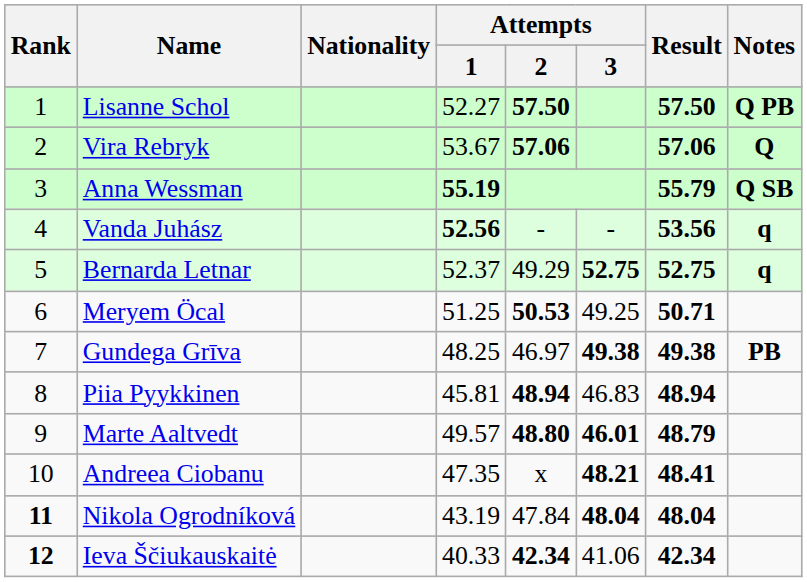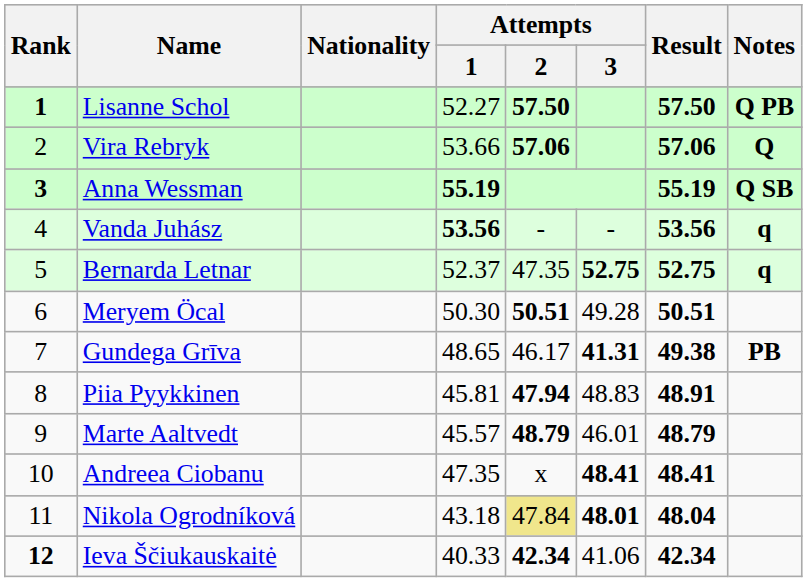(41, 106) normal -> (41, 106) bold
(471, 147) 53.67 -> (471, 147) 53.66
(41, 188) normal -> (41, 188) bold
(687, 188) 55.79 -> (687, 188) 55.19
(471, 229) 52.56 -> (471, 229) 53.56
(541, 270) 49.29 -> (541, 270) 47.35
(471, 310) 51.25 -> (471, 310) 50.30
(541, 310) 50.53 -> (541, 310) 50.51
(611, 310) 49.25 -> (611, 310) 49.28
(687, 310) 50.71 -> (687, 310) 50.51
(471, 351) 48.25 -> (471, 351) 48.65
(541, 351) 46.97 -> (541, 351) 46.17
(611, 351) 49.38 -> (611, 351) 41.31
(541, 392) 48.94 -> (541, 392) 47.94
(611, 392) 46.83 -> (611, 392) 48.83
(687, 392) 48.94 -> (687, 392) 48.91
(471, 433) 49.57 -> (471, 433) 45.57
(541, 433) 48.80 -> (541, 433) 48.79
(611, 433) bold -> (611, 433) normal
(611, 474) 48.21 -> (611, 474) 48.41
(41, 515) bold -> (41, 515) normal
(471, 515) 43.19 -> (471, 515) 43.18
(541, 515) no background -> (541, 515) khaki background
(611, 515) 48.04 -> (611, 515) 48.01
